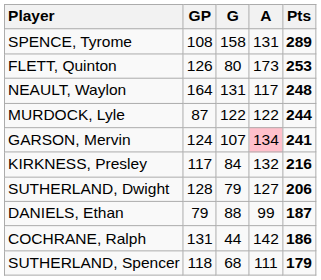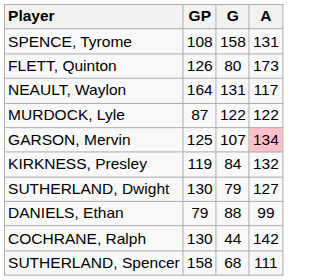- column: (299, 16)
(200, 139) 124 -> (200, 139) 125
(200, 164) 117 -> (200, 164) 119
(200, 189) 128 -> (200, 189) 130
(200, 238) 131 -> (200, 238) 130
(200, 262) 118 -> (200, 262) 158
